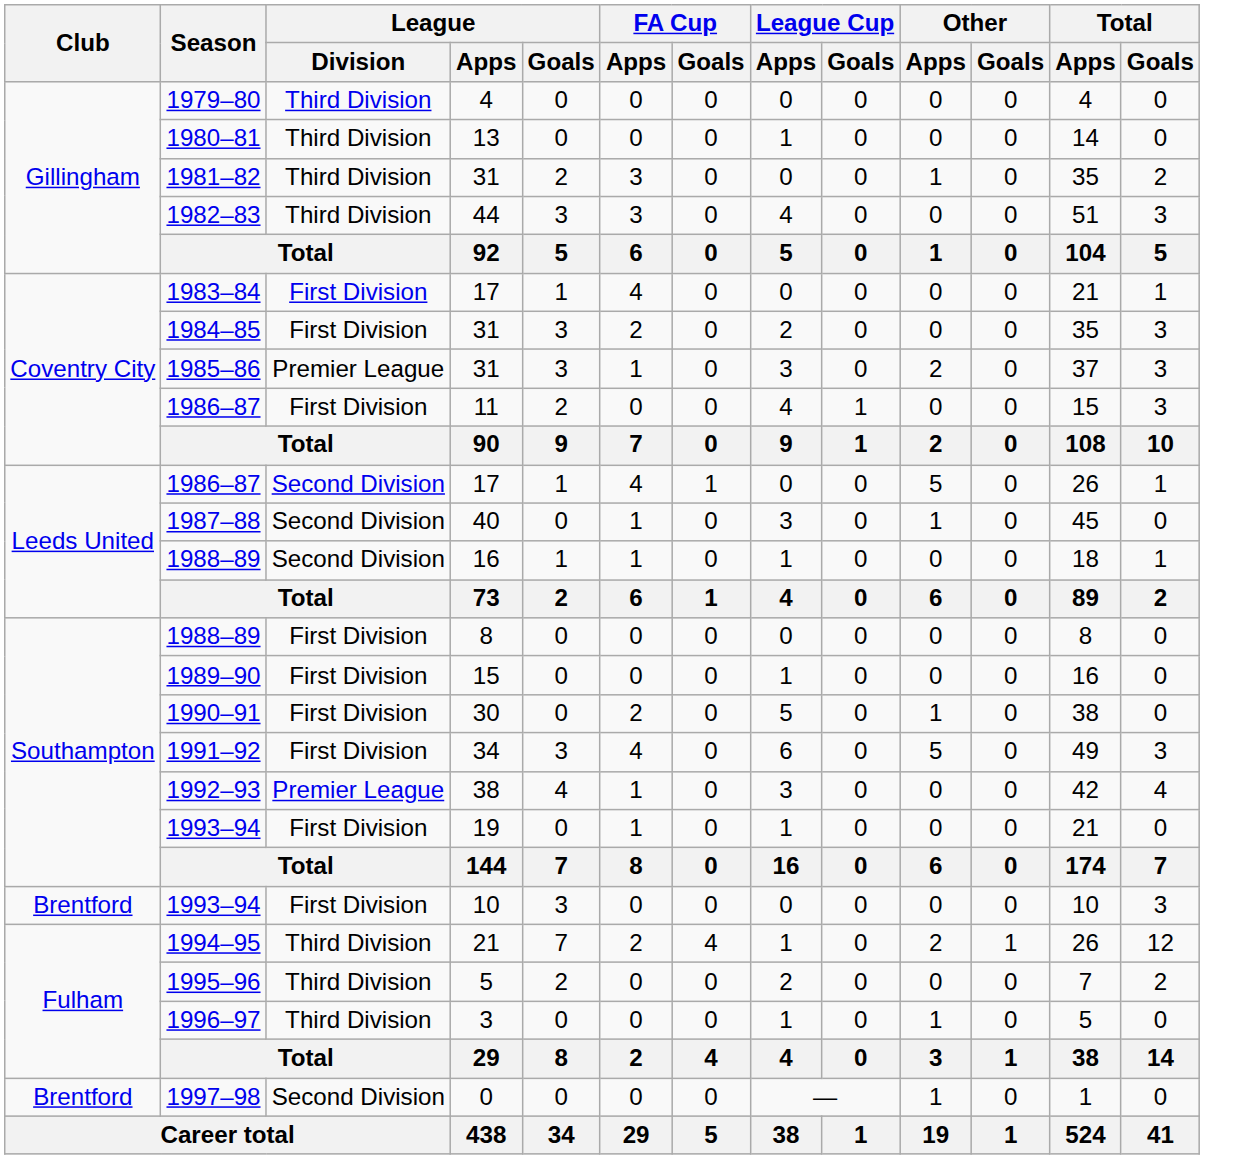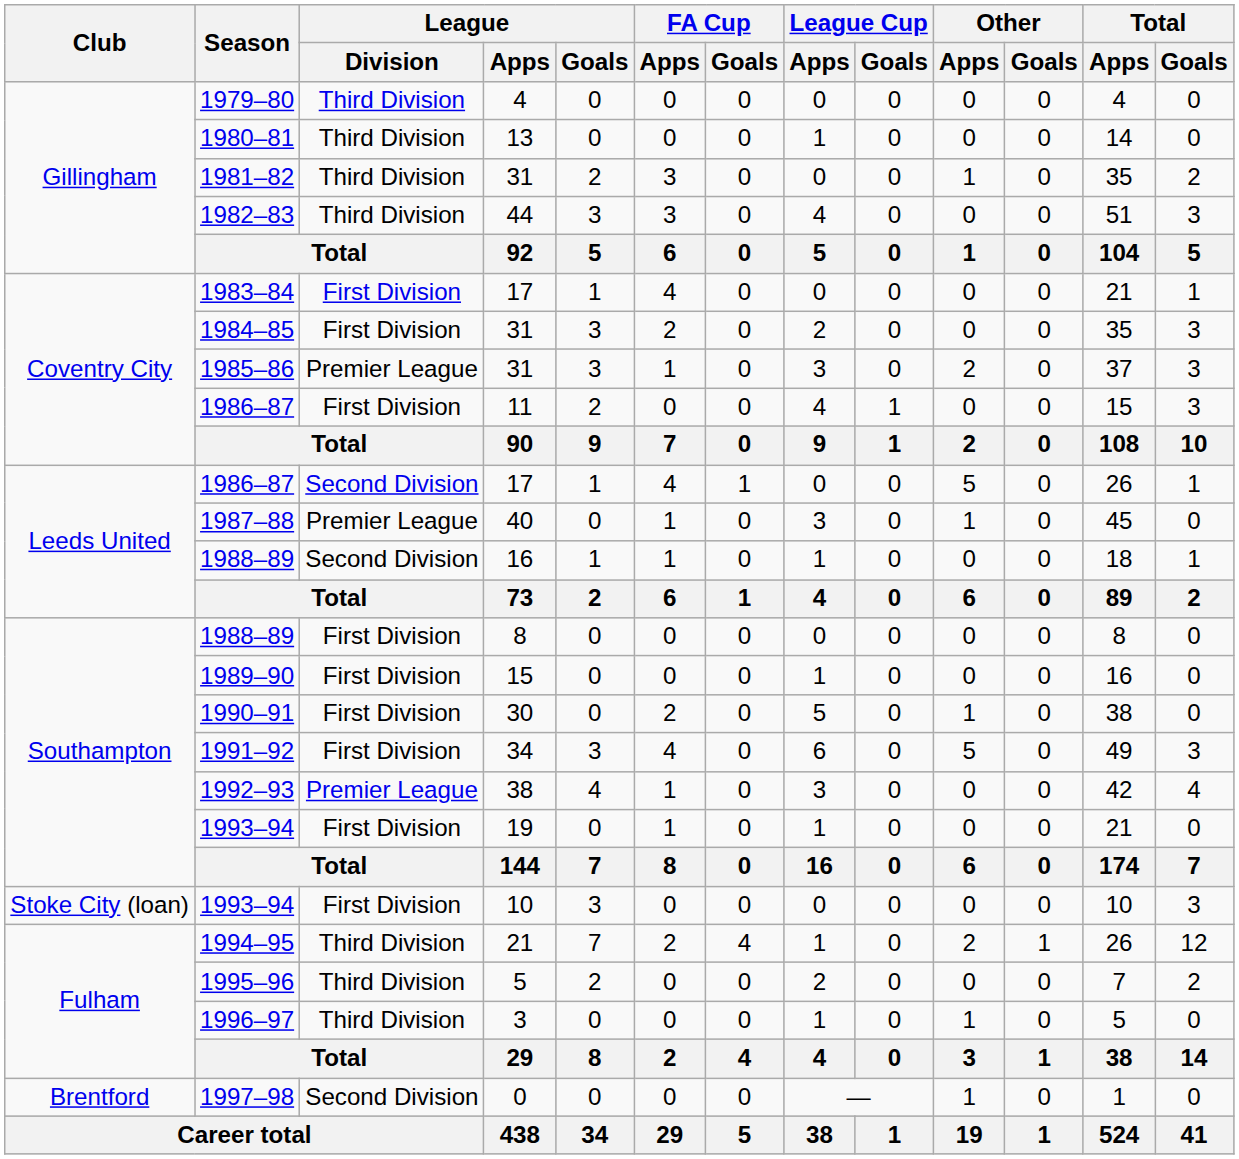(358, 521) Second Division -> (392, 521) Premier League
(83, 904) Brentford -> (100, 904) Stoke City (loan)
